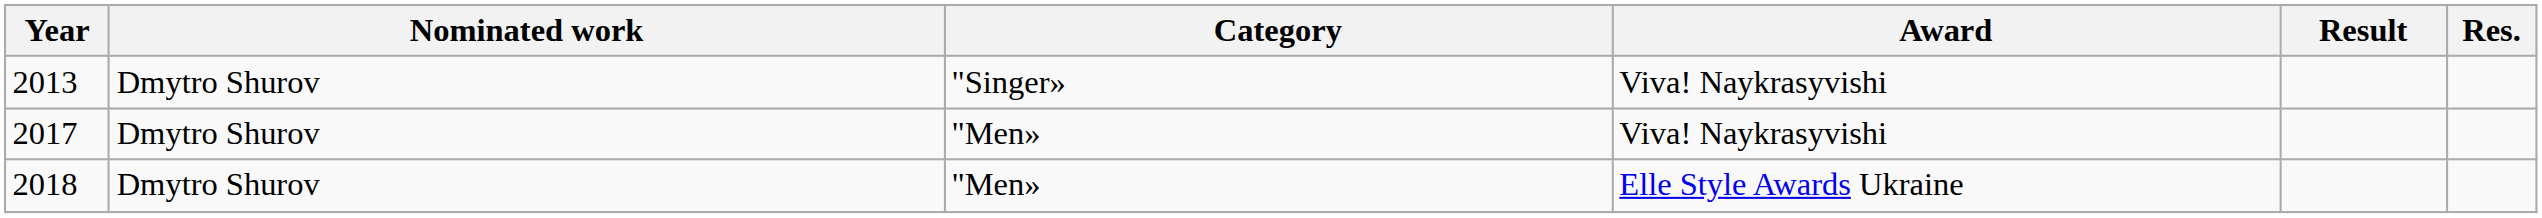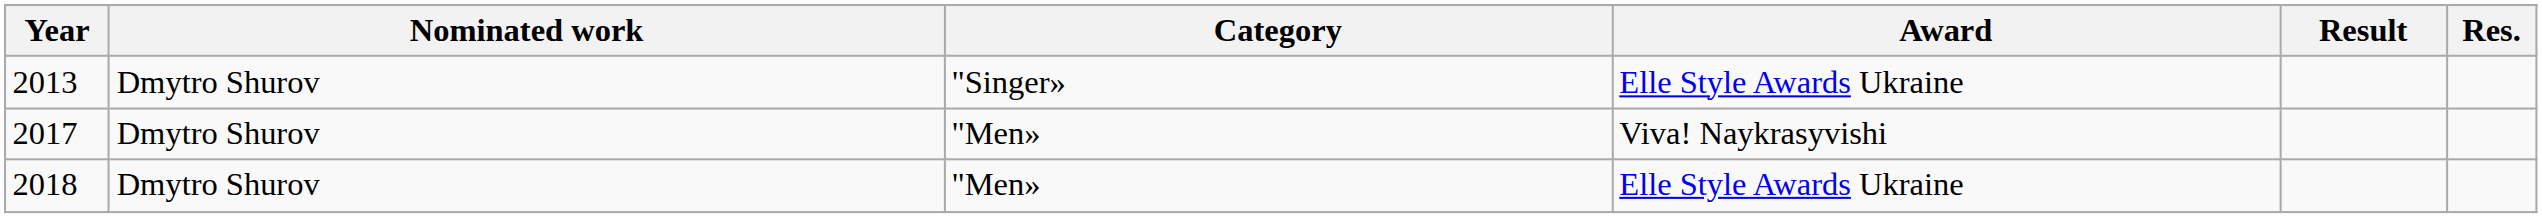(1753, 81) Viva! Naykrasyvishi -> (1791, 81) Elle Style Awards Ukraine
